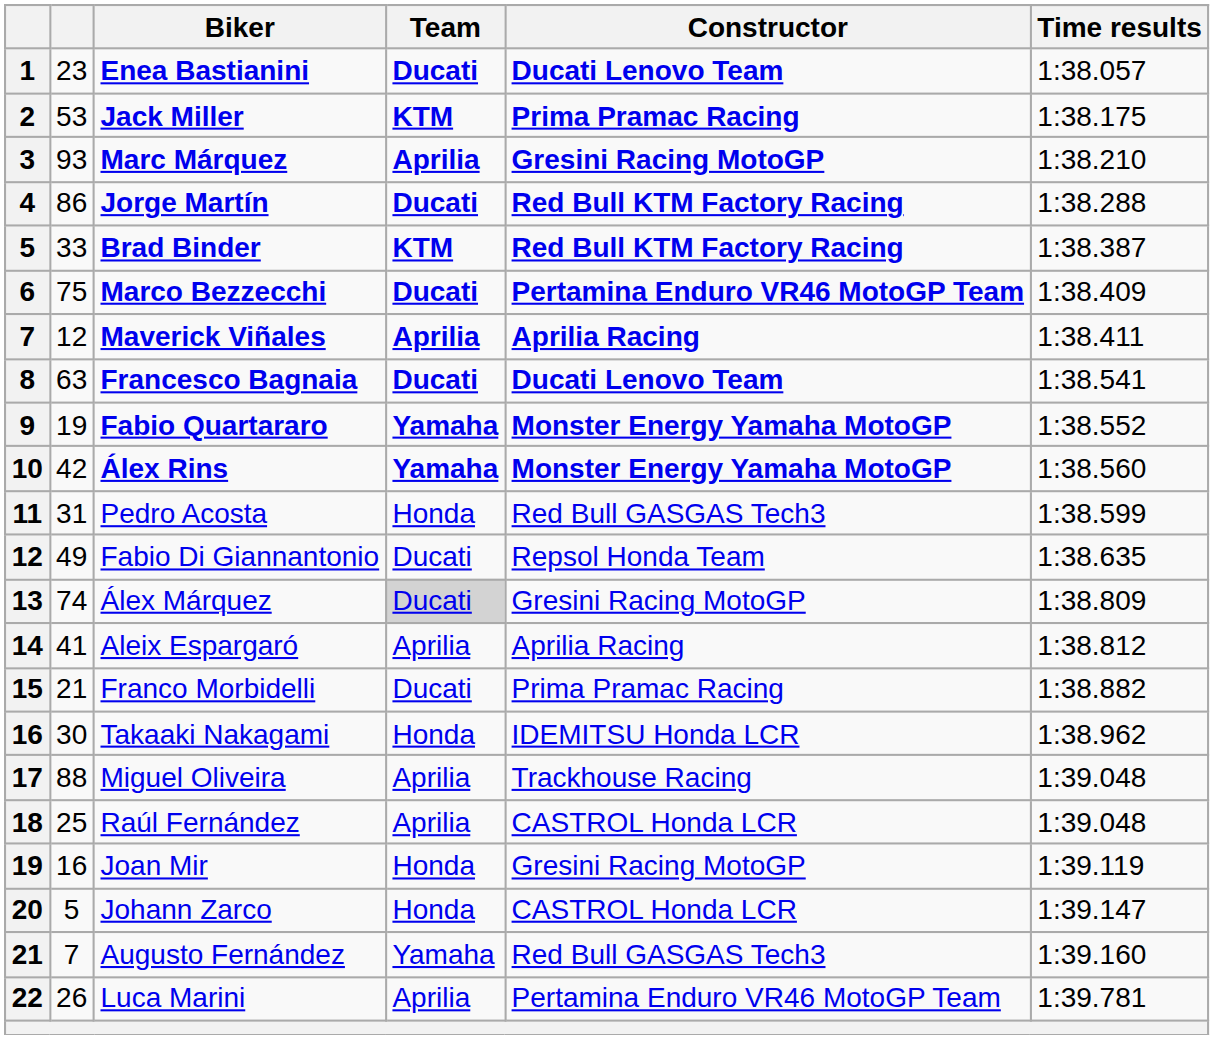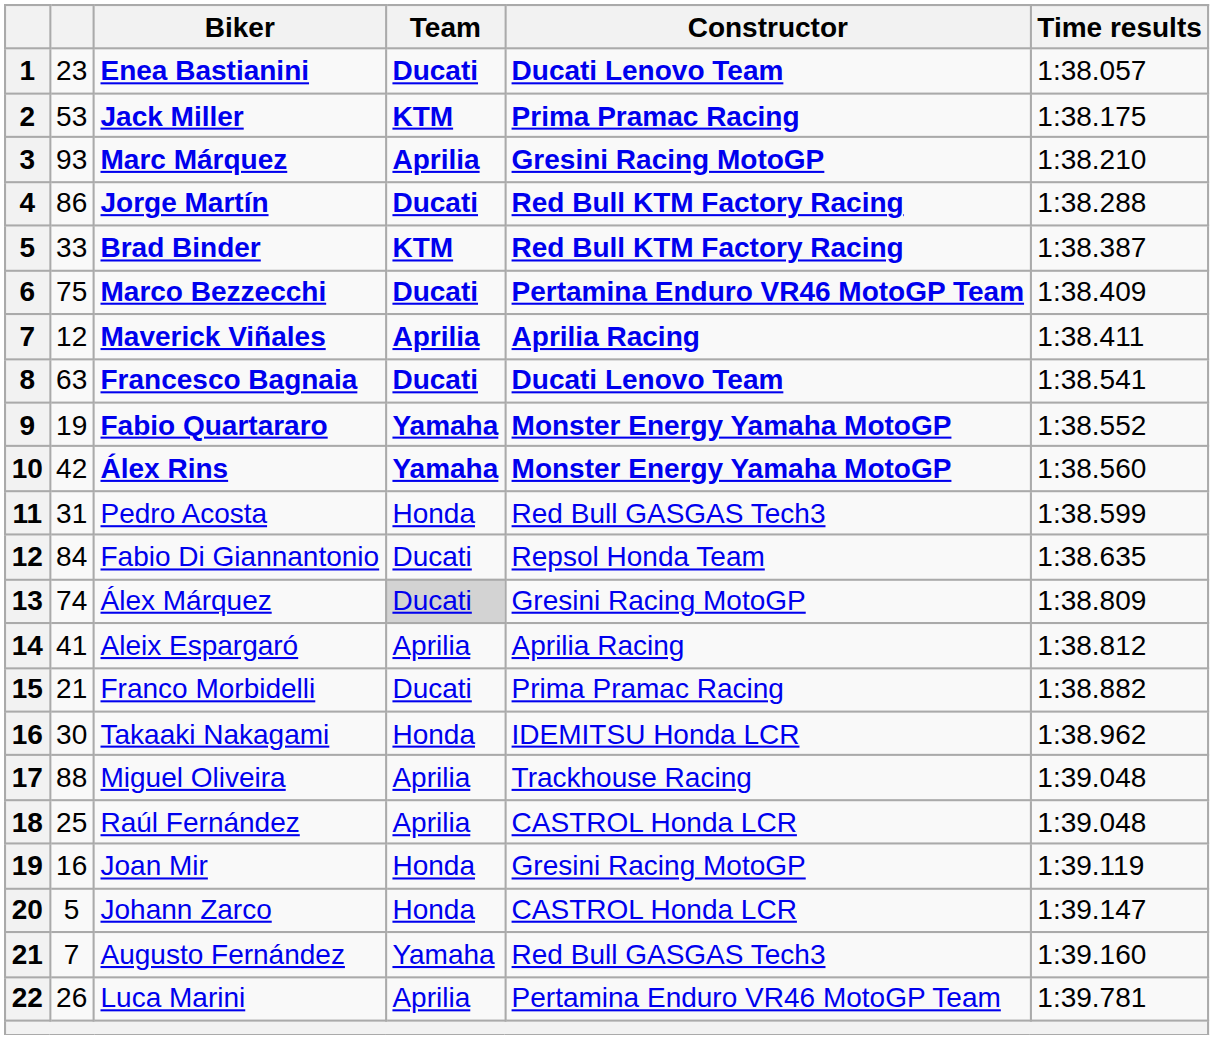(72, 557) 49 -> (72, 557) 84
